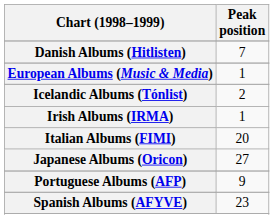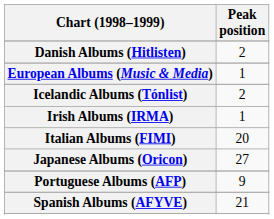(242, 52) 7 -> (242, 52) 2
(242, 203) 23 -> (242, 203) 21
